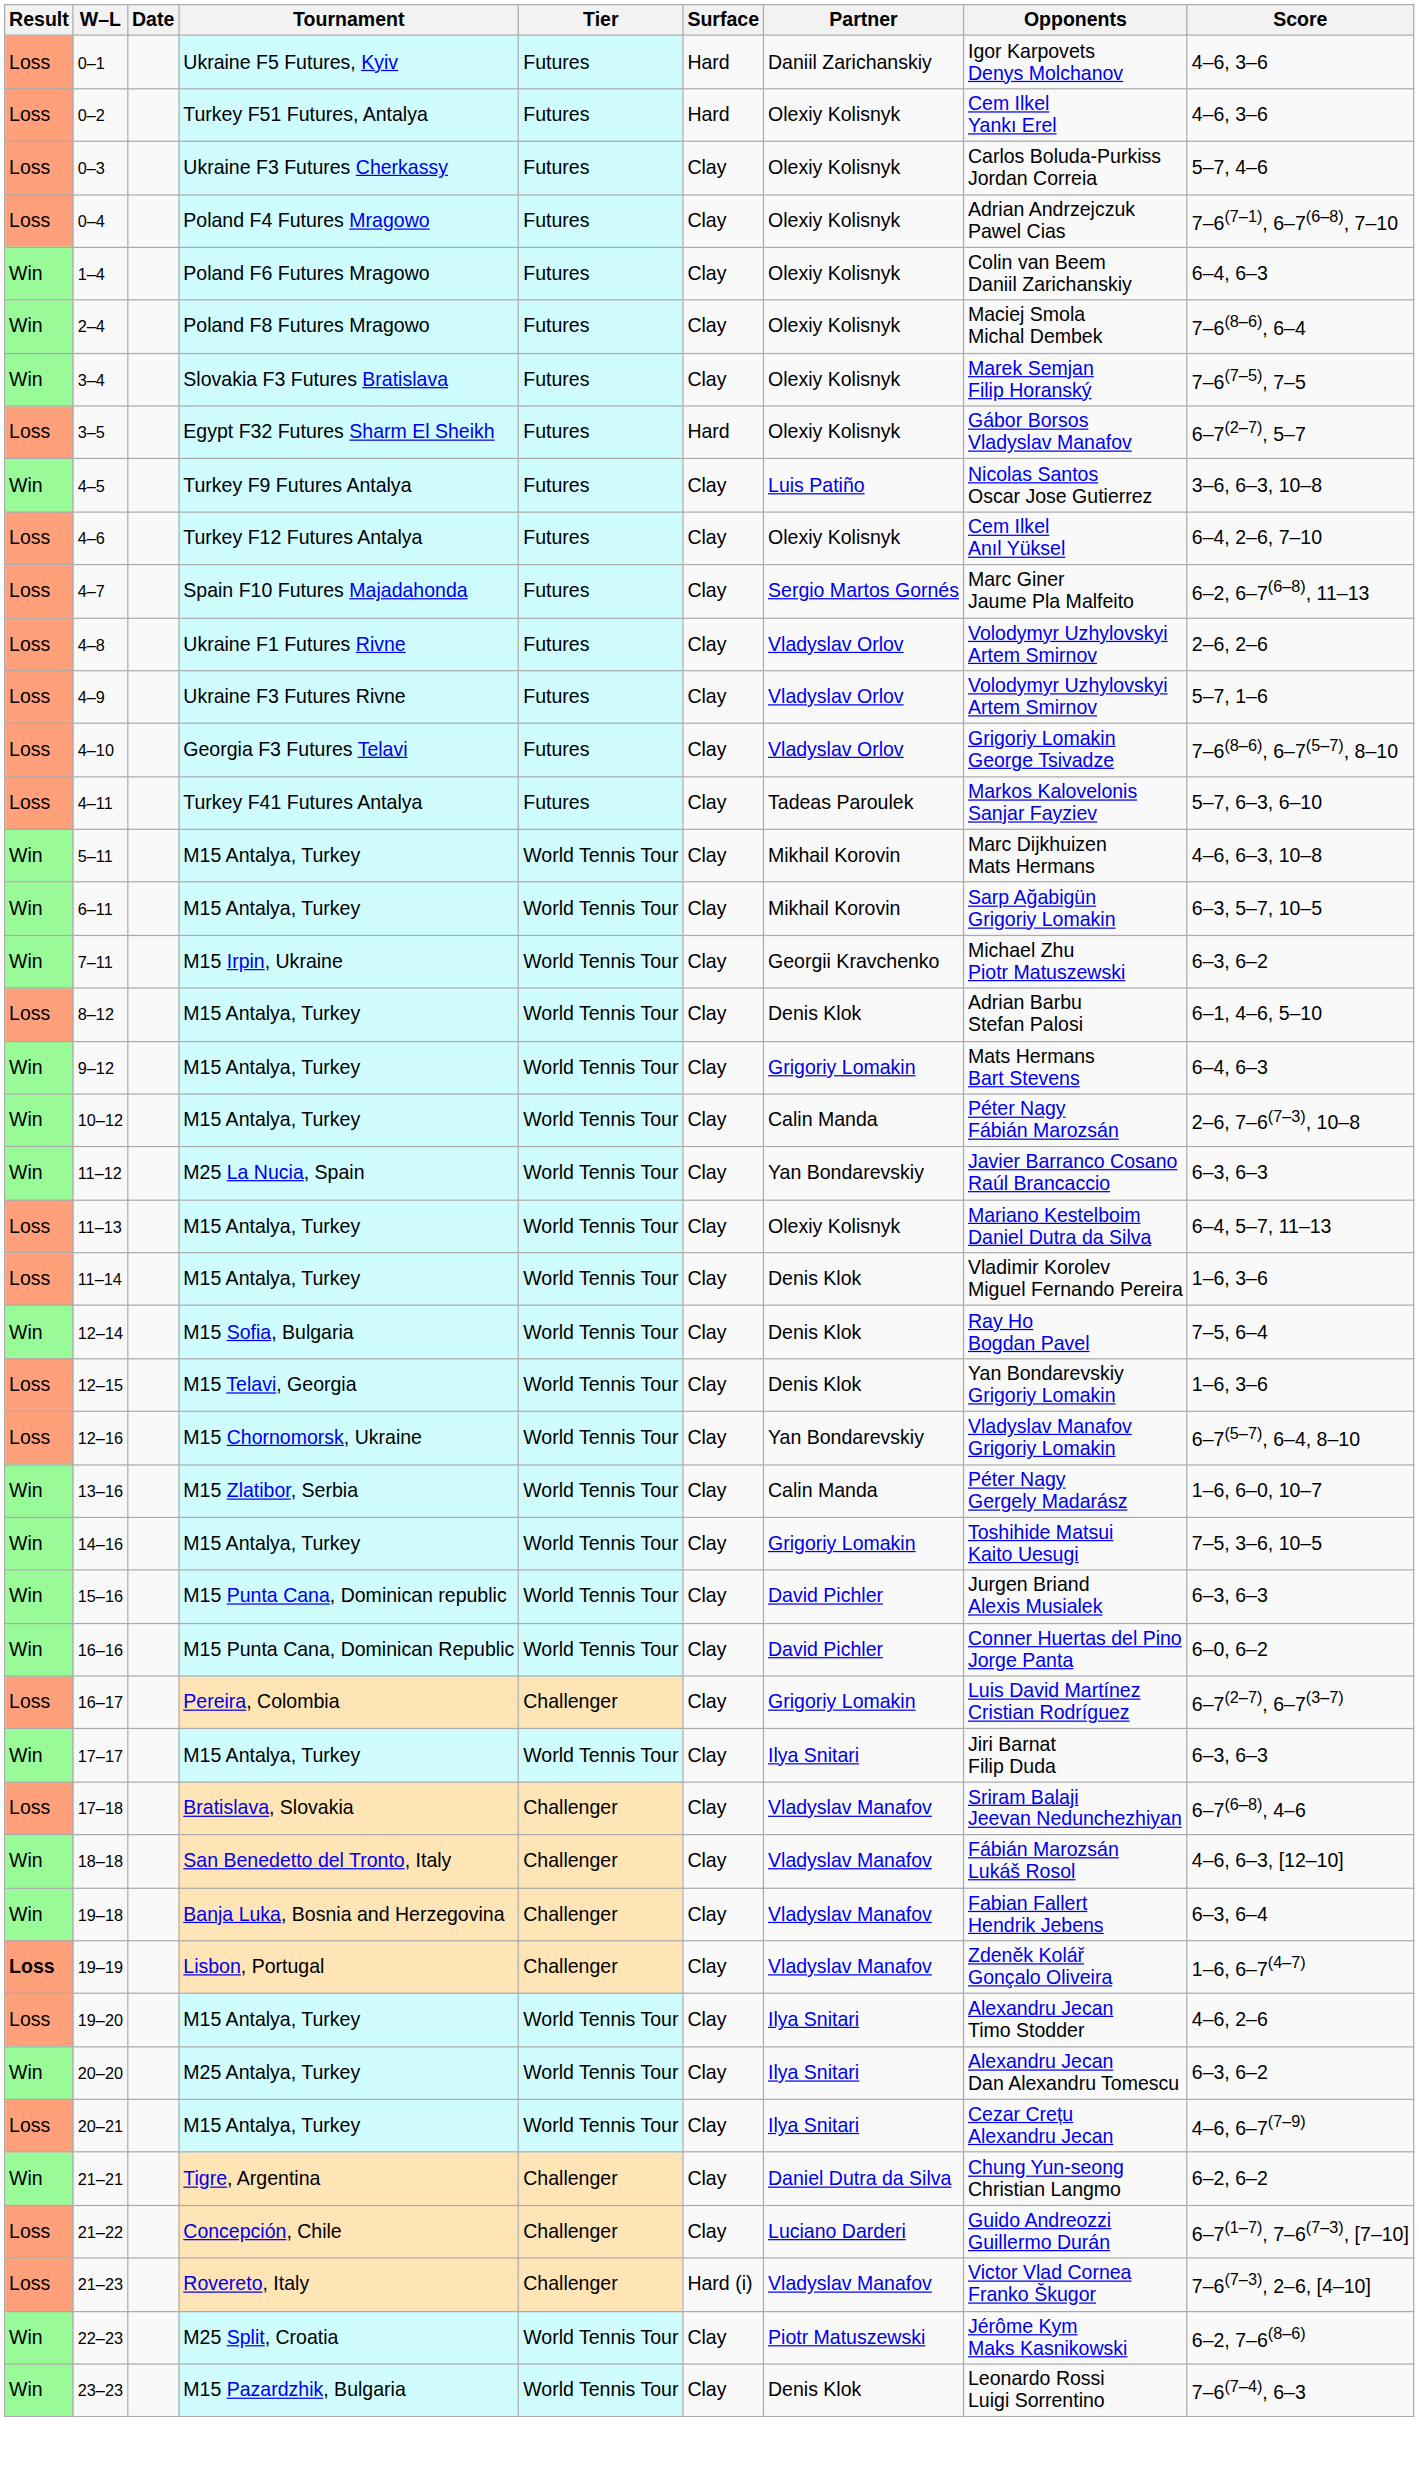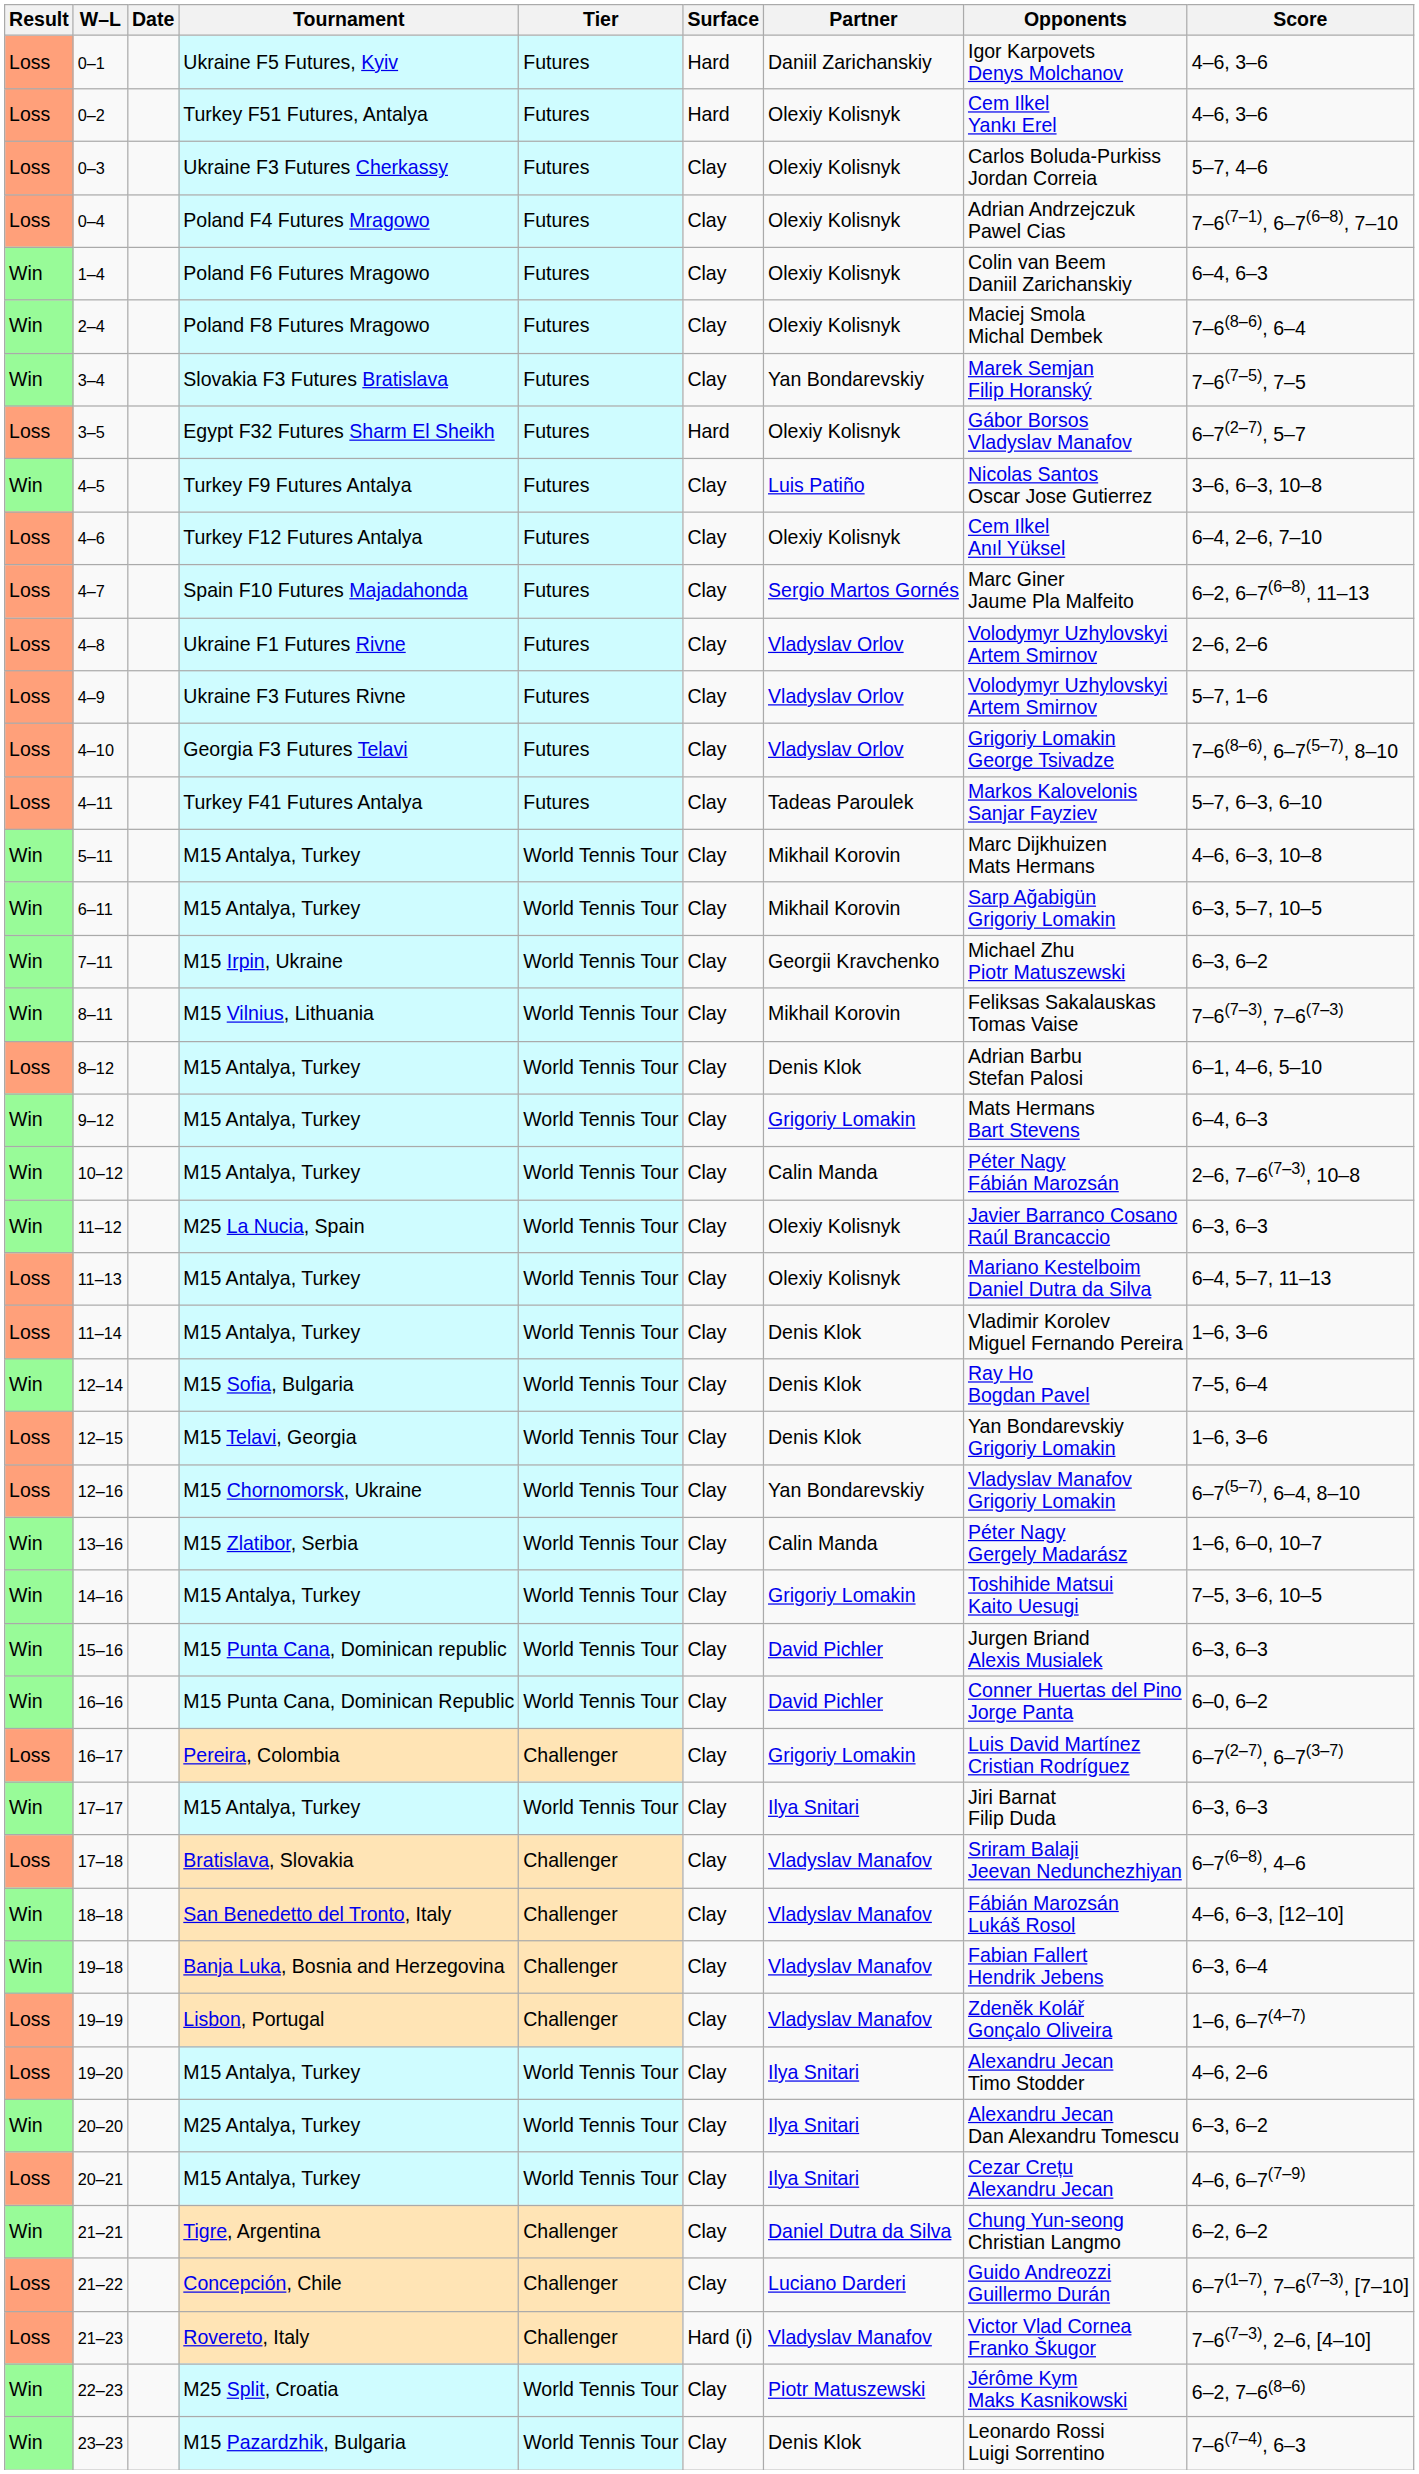(834, 379) Olexiy Kolisnyk -> (846, 379) Yan Bondarevskiy
+ row: (95, 1015)
(846, 1173) Yan Bondarevskiy -> (834, 1226) Olexiy Kolisnyk
(32, 1966) bold -> (30, 2019) normal
